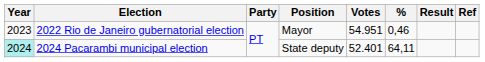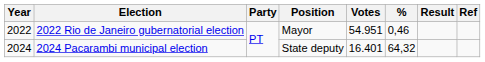(19, 30) 2023 -> (19, 30) 2022
(19, 48) paleturquoise background -> (19, 48) no background
(366, 48) 52.401 -> (366, 48) 16.401
(401, 48) 64,11 -> (402, 48) 64,32
